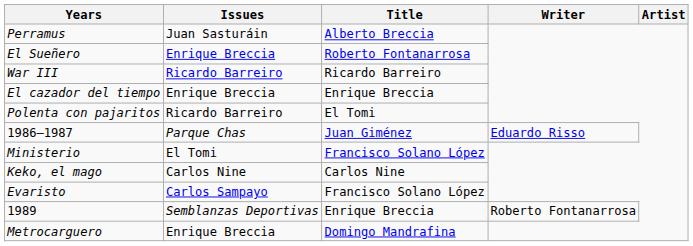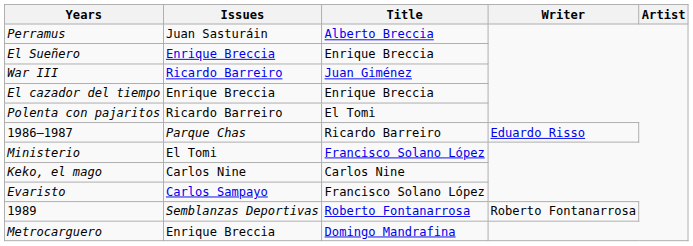(397, 54) Roberto Fontanarrosa -> (379, 54) Enrique Breccia
(383, 73) Ricardo Barreiro -> (368, 73) Juan Giménez
(368, 133) Juan Giménez -> (383, 133) Ricardo Barreiro
(379, 211) Enrique Breccia -> (397, 211) Roberto Fontanarrosa
